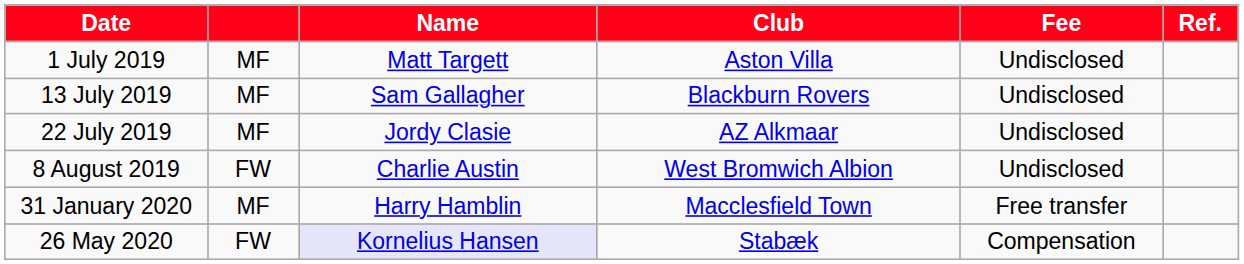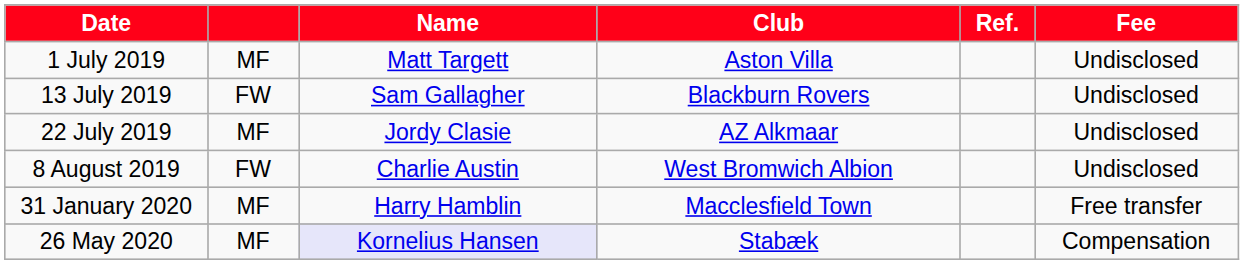columns swapped: (1061, 23) <-> (1200, 23)
(253, 96) MF -> (253, 96) FW
(253, 242) FW -> (253, 242) MF
